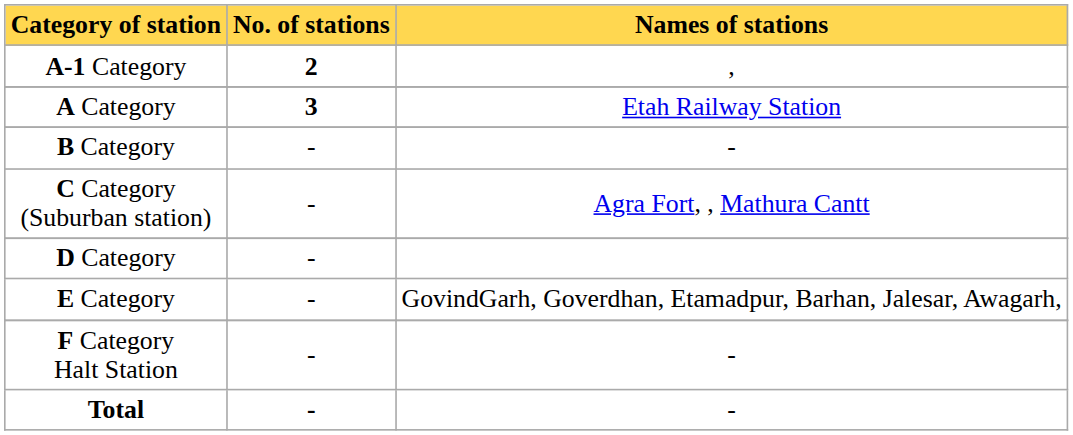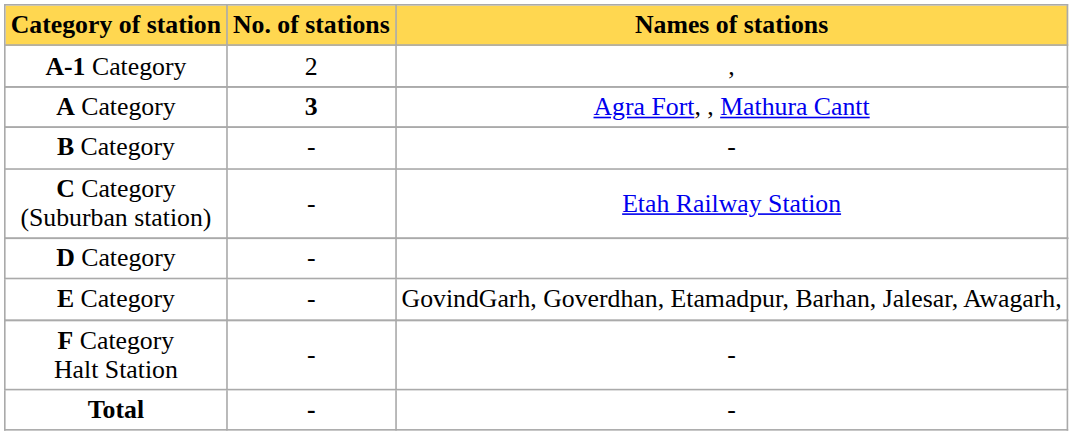(311, 65) bold -> (311, 65) normal
(732, 106) Etah Railway Station -> (732, 106) Agra Fort, , Mathura Cantt
(732, 202) Agra Fort, , Mathura Cantt -> (732, 202) Etah Railway Station
